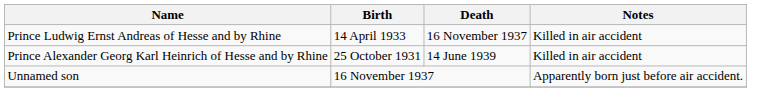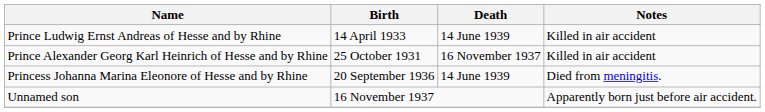(477, 35) 16 November 1937 -> (475, 35) 14 June 1939
(461, 55) 14 June 1939 -> (491, 55) 16 November 1937
+ row: (157, 76)
